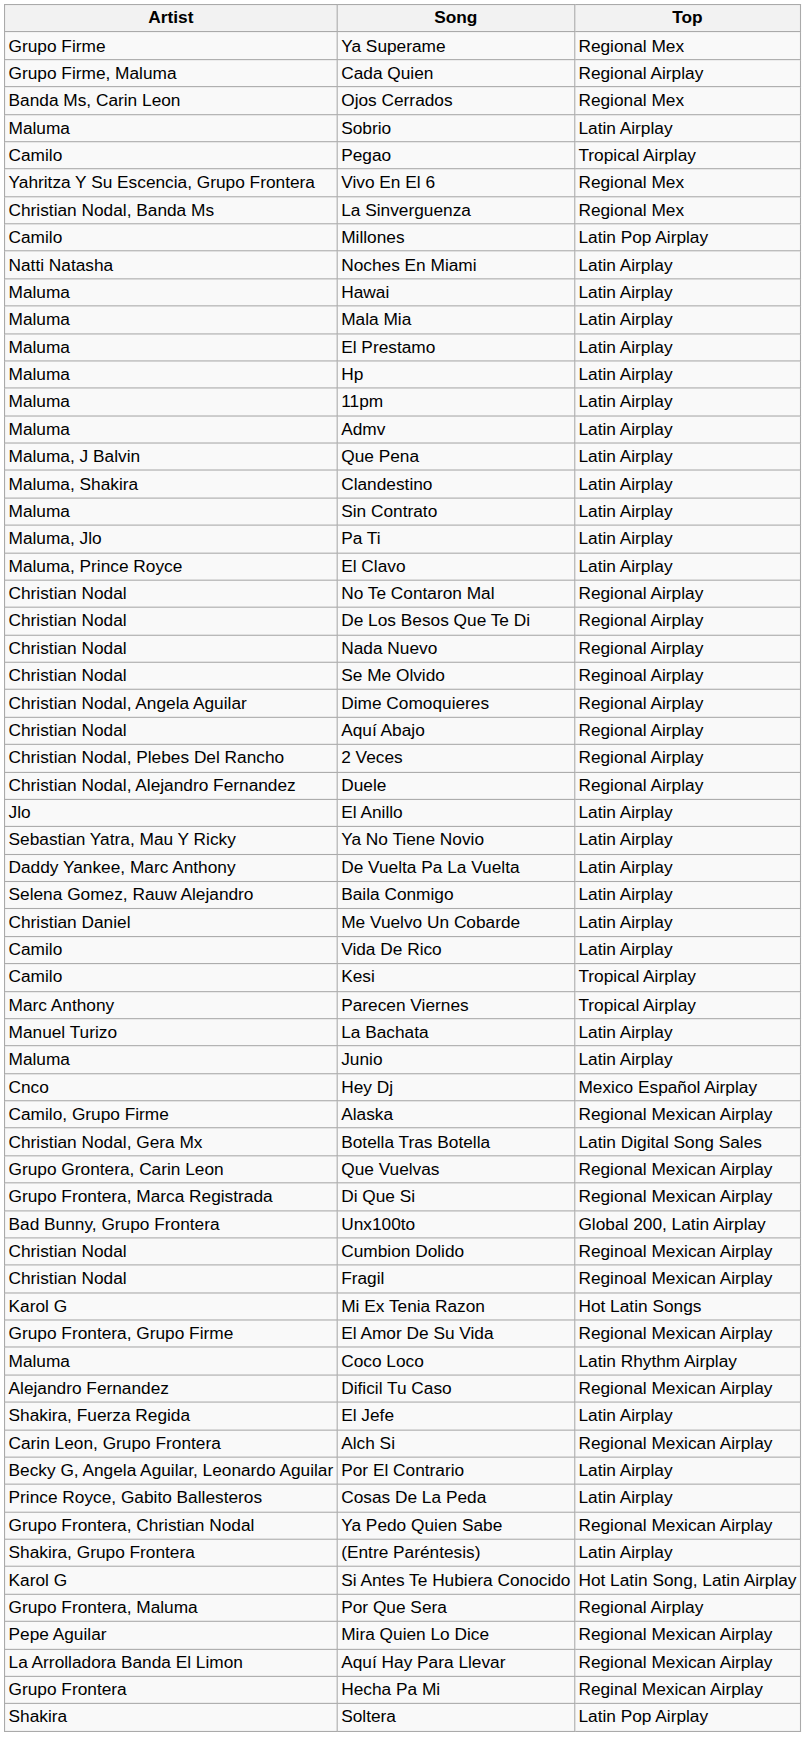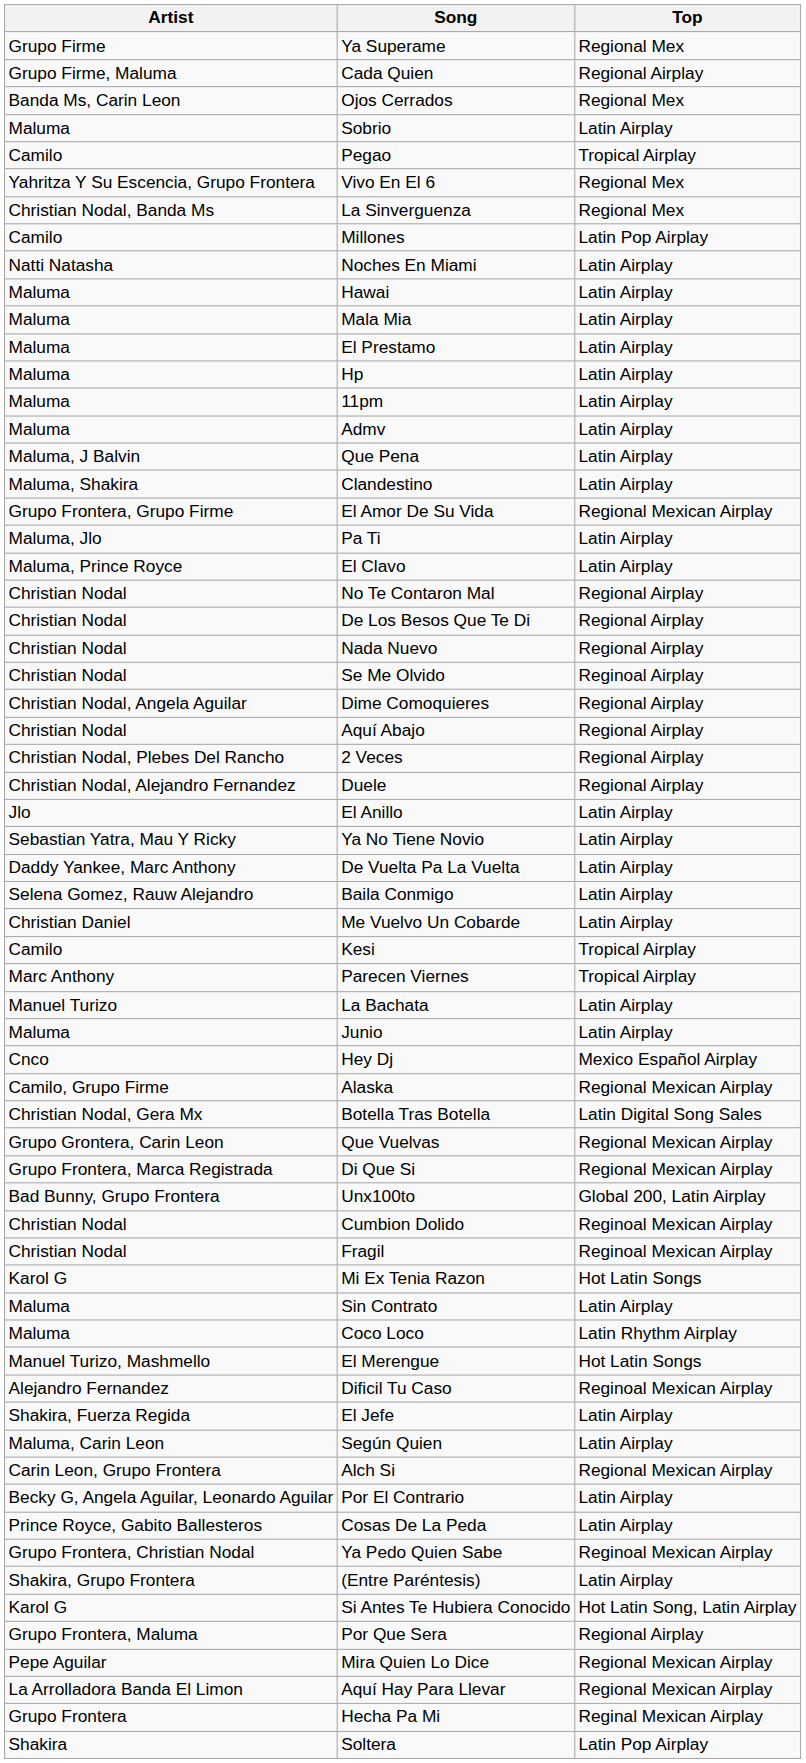rows swapped: (389, 511) <-> (417, 1333)
- row: (391, 949)
+ row: (390, 1361)
(675, 1388) Regional Mexican Airplay -> (675, 1388) Reginoal Mexican Airplay
+ row: (392, 1443)
(675, 1525) Regional Mexican Airplay -> (675, 1552) Reginoal Mexican Airplay
